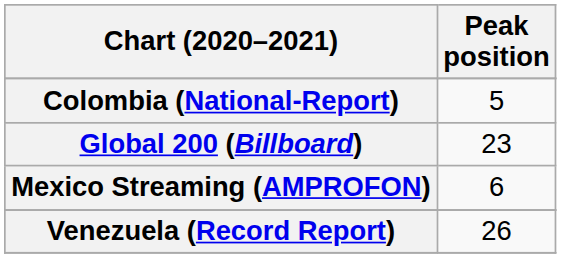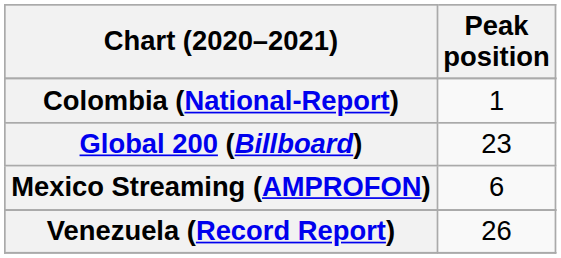(497, 100) 5 -> (497, 100) 1
